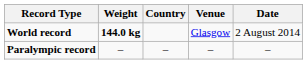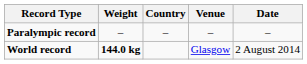rows swapped: (39, 32) <-> (51, 50)
